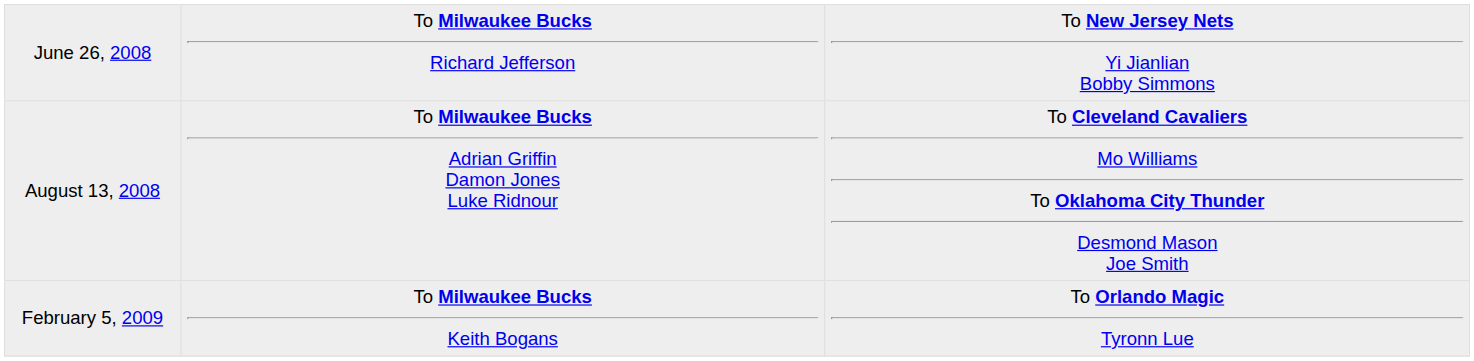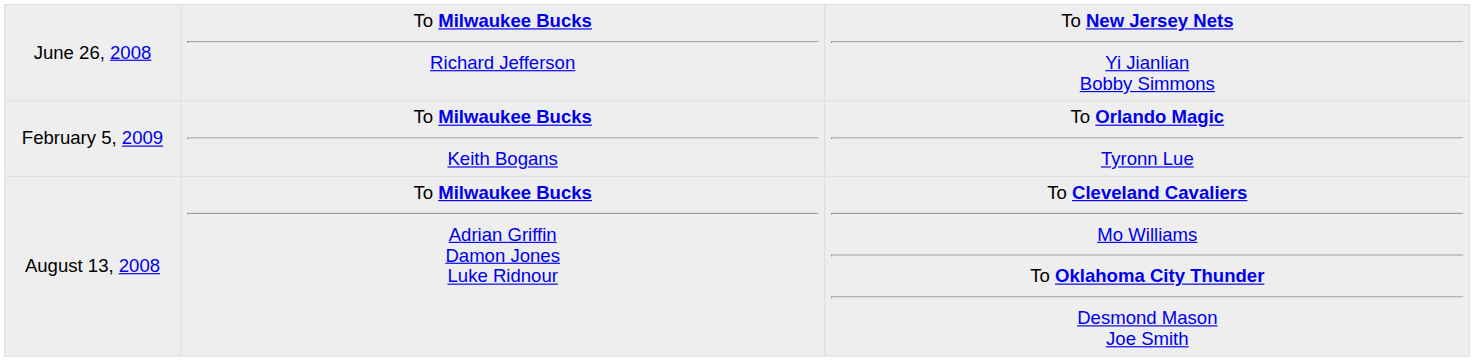rows swapped: (92, 190) <-> (92, 318)
